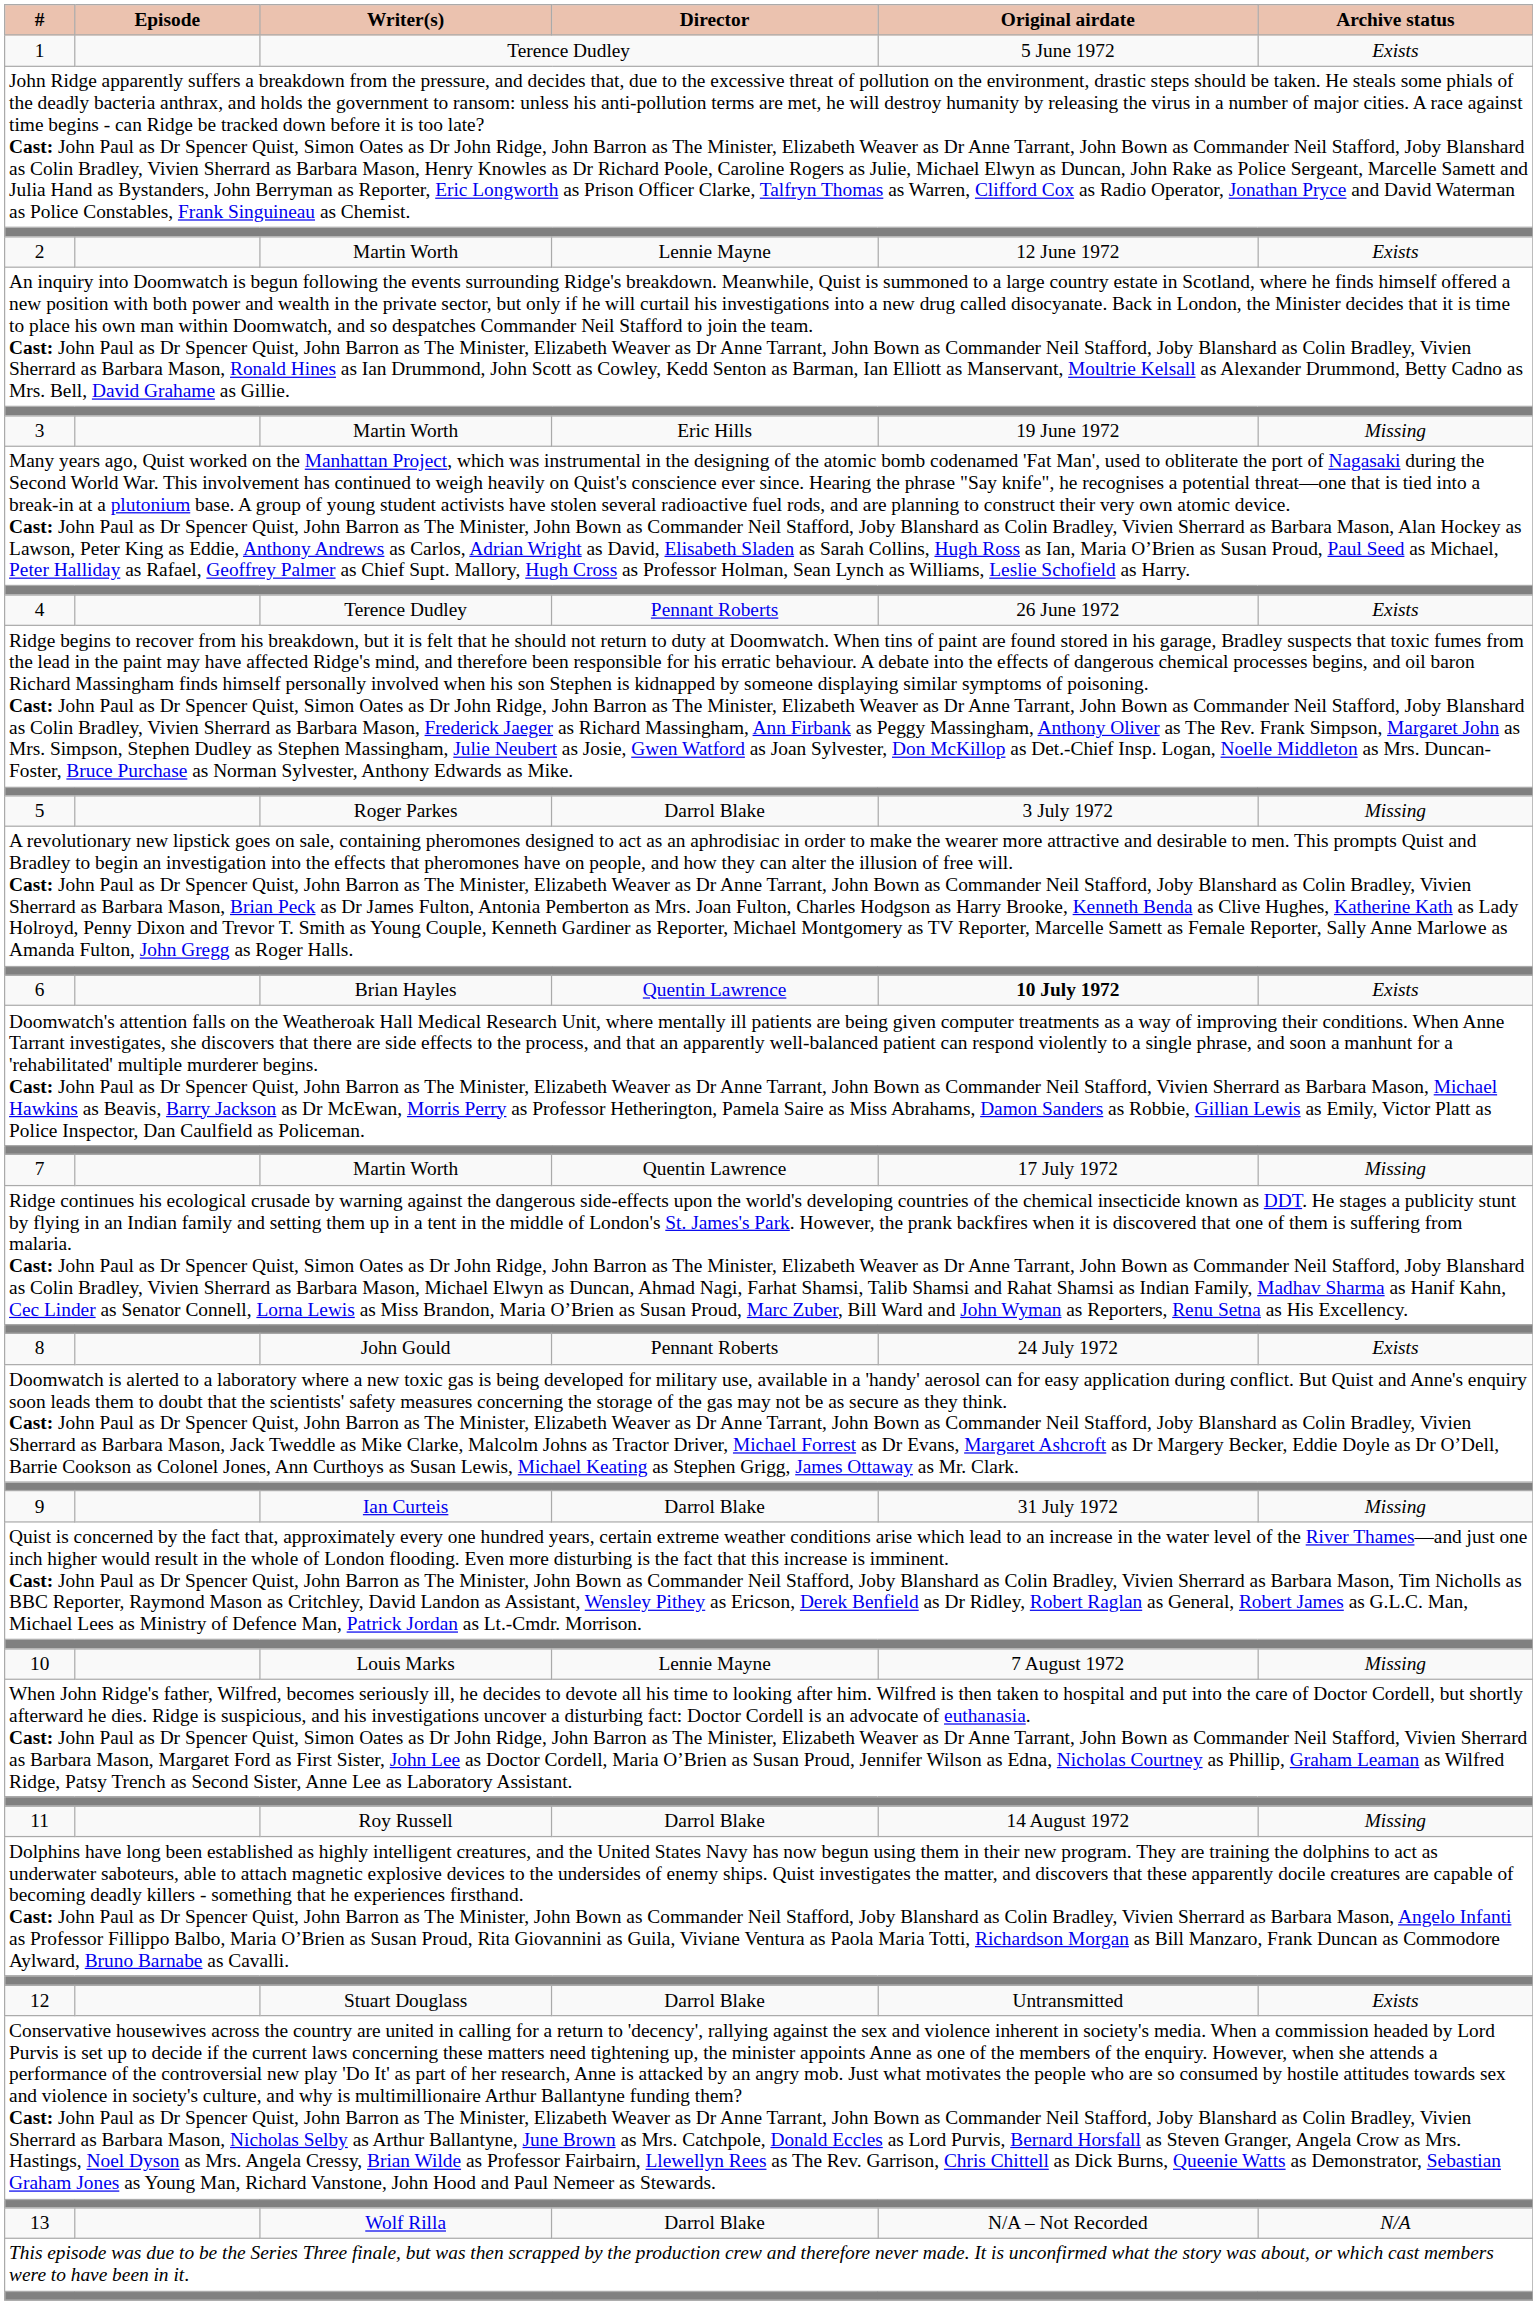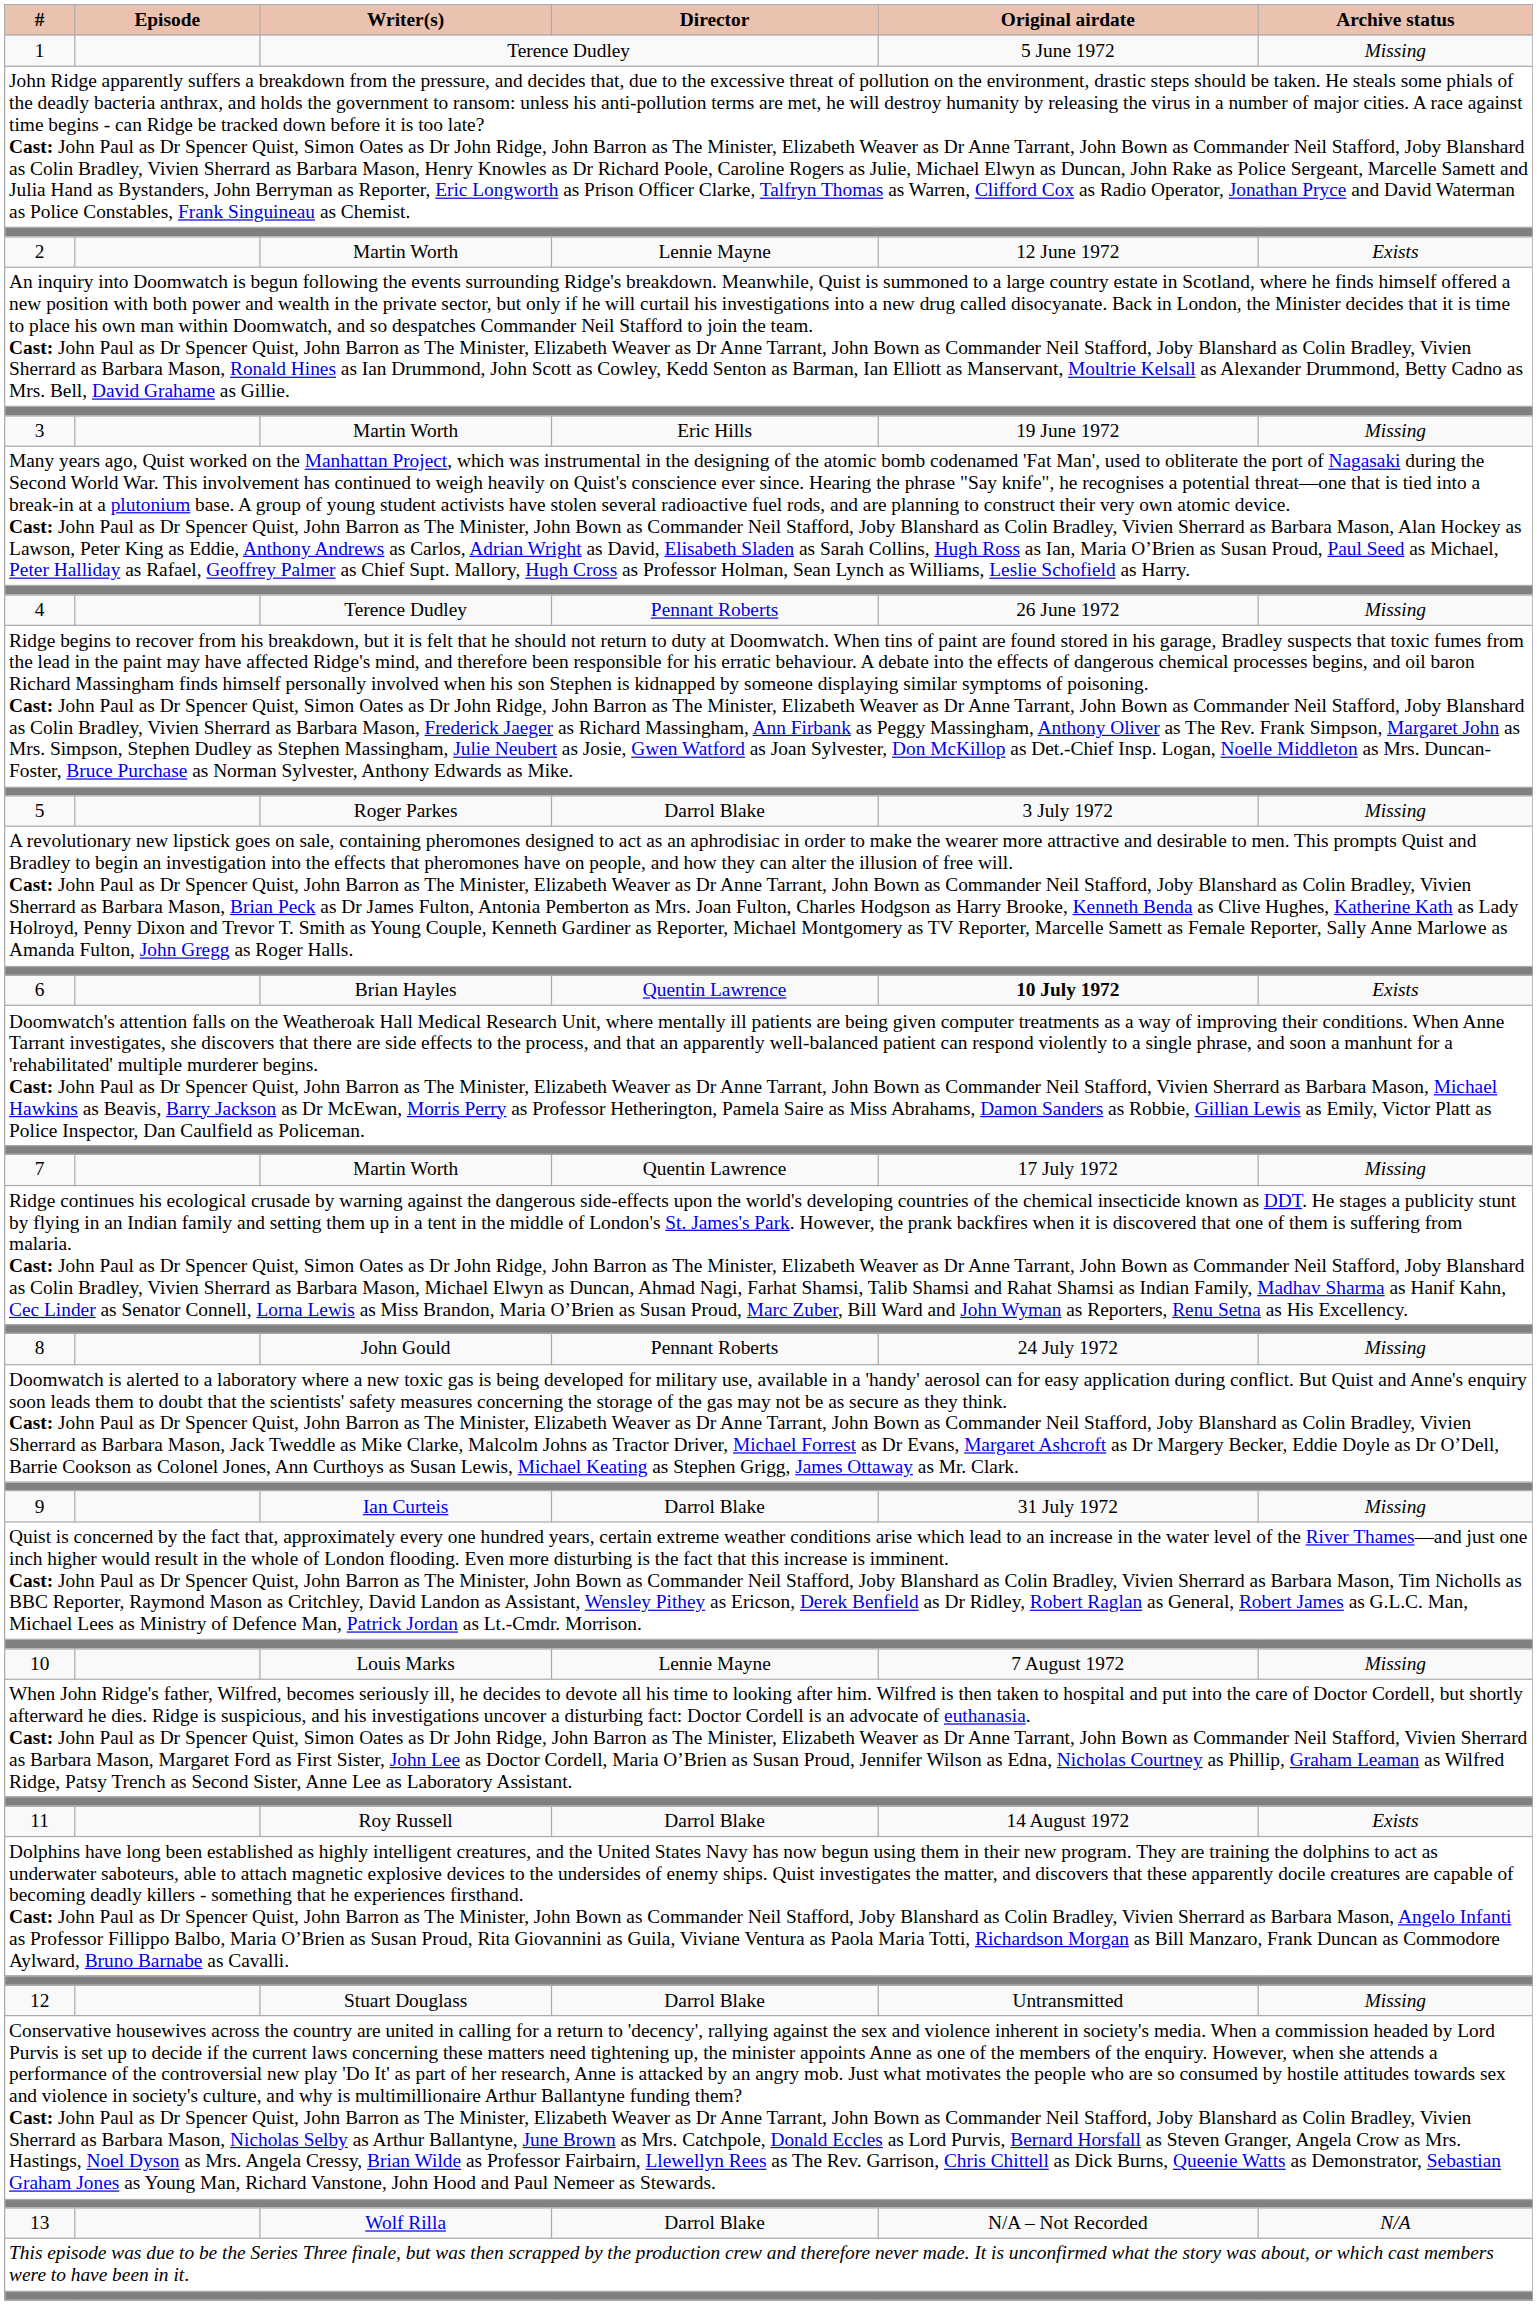(1395, 50) Exists -> (1395, 50) Missing
(1395, 610) Exists -> (1395, 610) Missing
(1395, 1348) Exists -> (1395, 1348) Missing
(1395, 1821) Missing -> (1395, 1821) Exists
(1395, 2000) Exists -> (1395, 2000) Missing
